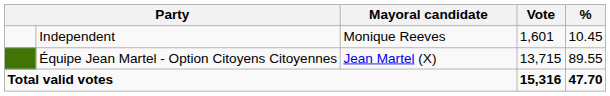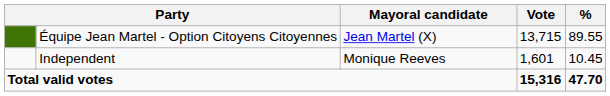rows swapped: (188, 58) <-> (77, 36)
